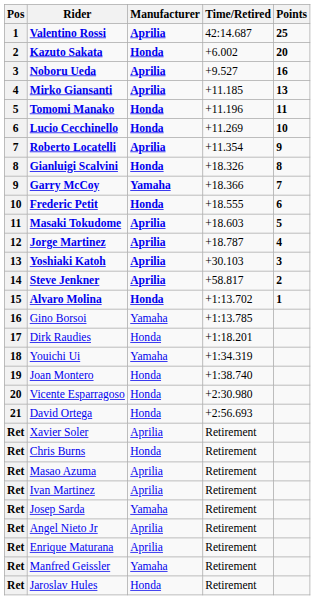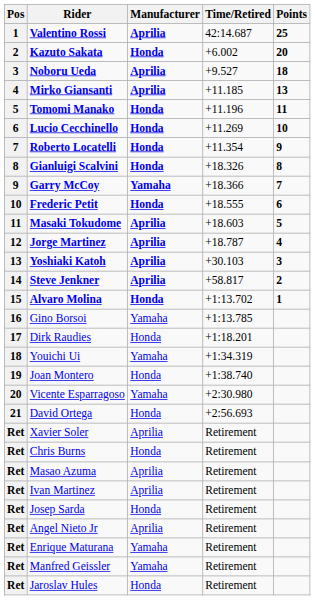(282, 71) 16 -> (282, 71) 18
(148, 147) Aprilia -> (147, 147) Honda
(146, 395) Honda -> (149, 395) Yamaha
(149, 509) Yamaha -> (146, 509) Honda
(147, 547) Aprilia -> (149, 547) Yamaha
